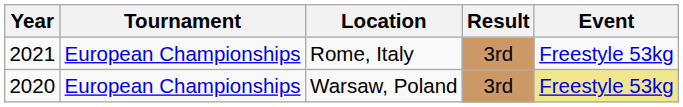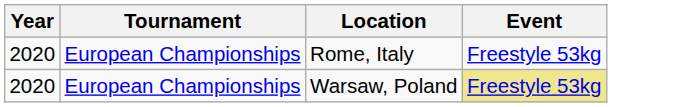- column: (498, 21)
(32, 54) 2021 -> (32, 54) 2020
